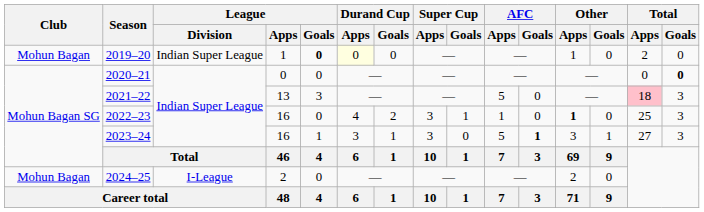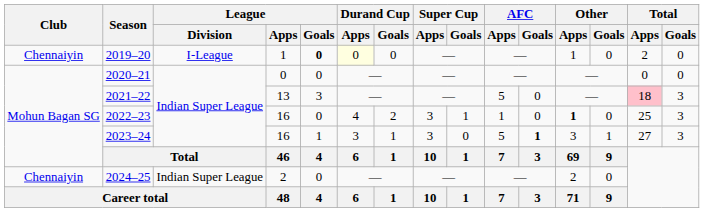(54, 55) Mohun Bagan -> (54, 55) Chennaiyin
(210, 55) Indian Super League -> (210, 55) I-League
(680, 75) bold -> (680, 75) normal
(54, 177) Mohun Bagan -> (54, 177) Chennaiyin
(210, 177) I-League -> (210, 177) Indian Super League
